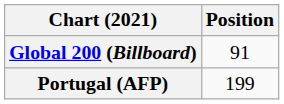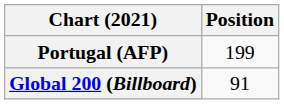rows swapped: (103, 51) <-> (103, 83)
